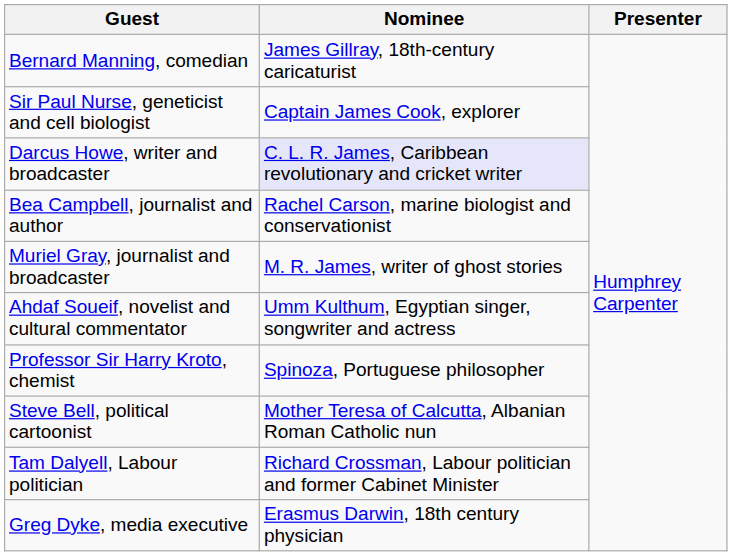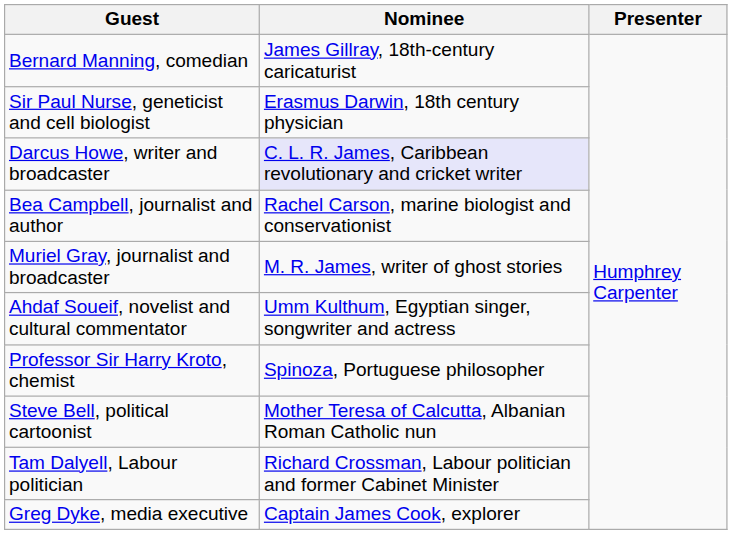(392, 112) Captain James Cook, explorer -> (391, 112) Erasmus Darwin, 18th century physician
(391, 525) Erasmus Darwin, 18th century physician -> (392, 514) Captain James Cook, explorer
